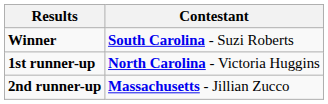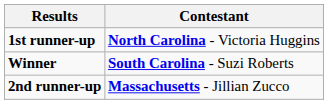rows swapped: (32, 39) <-> (52, 63)
